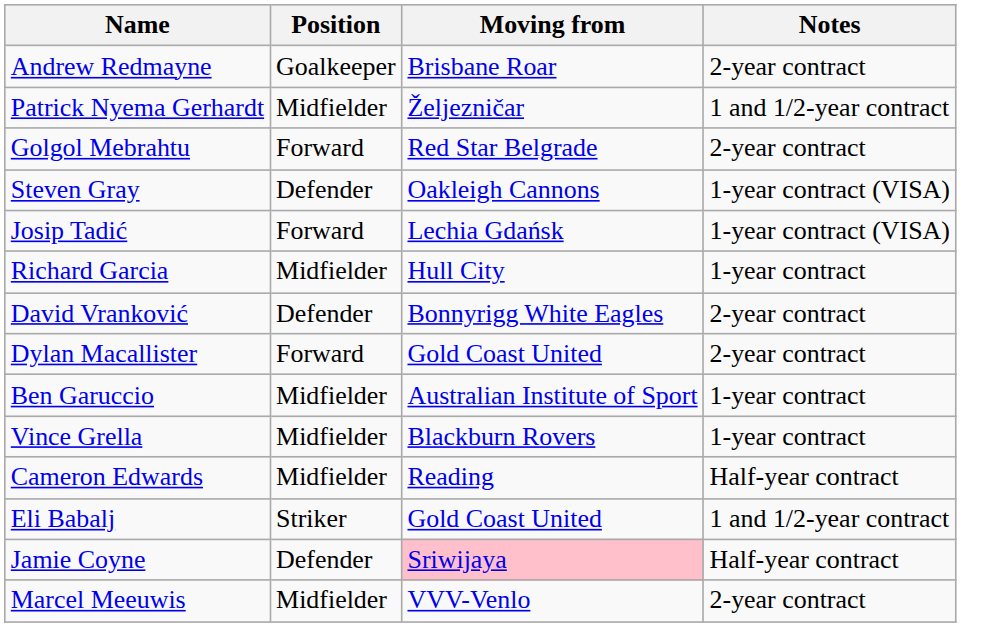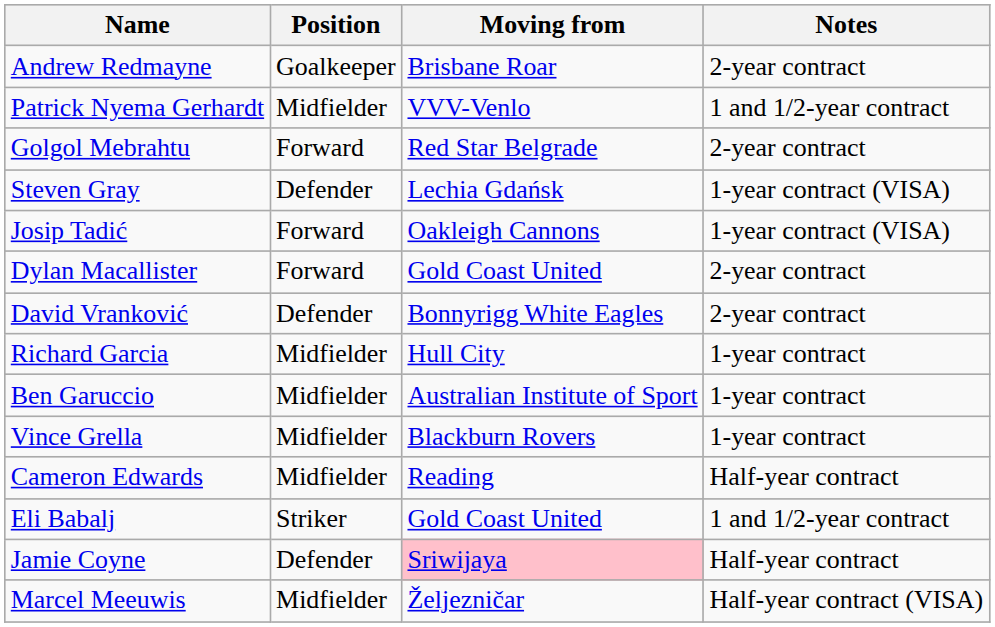(466, 107) Željezničar -> (469, 107) VVV-Venlo
(504, 189) Oakleigh Cannons -> (486, 189) Lechia Gdańsk
(486, 230) Lechia Gdańsk -> (504, 230) Oakleigh Cannons
rows swapped: (104, 353) <-> (90, 271)
(469, 600) VVV-Venlo -> (466, 600) Željezničar
(788, 600) 2-year contract -> (846, 600) Half-year contract (VISA)
